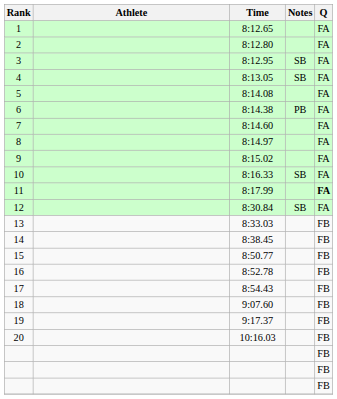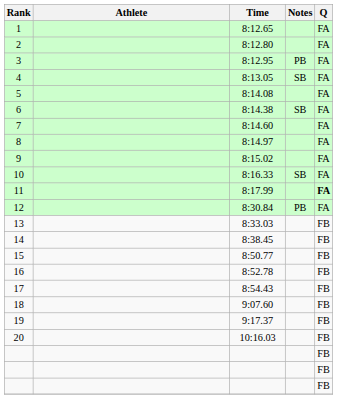(300, 61) SB -> (300, 61) PB
(300, 110) PB -> (300, 110) SB
(300, 207) SB -> (300, 207) PB
